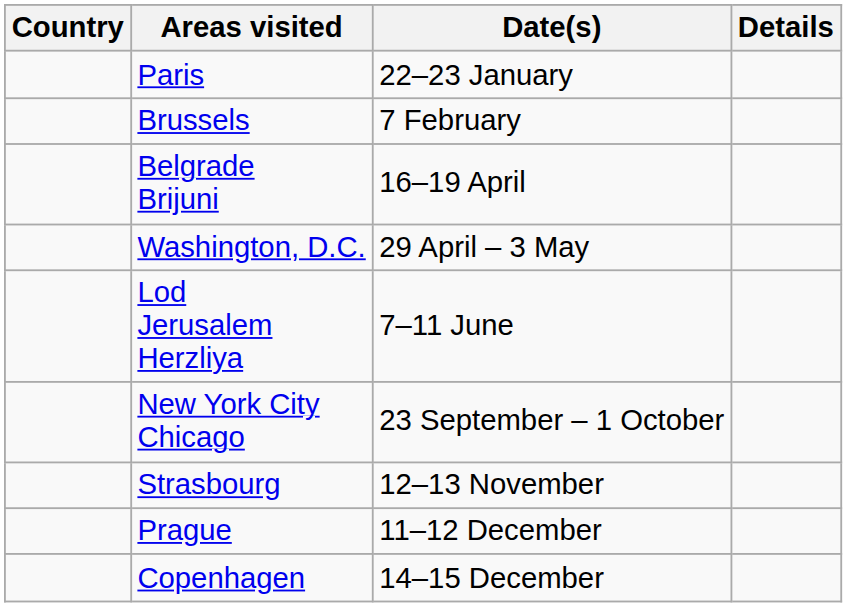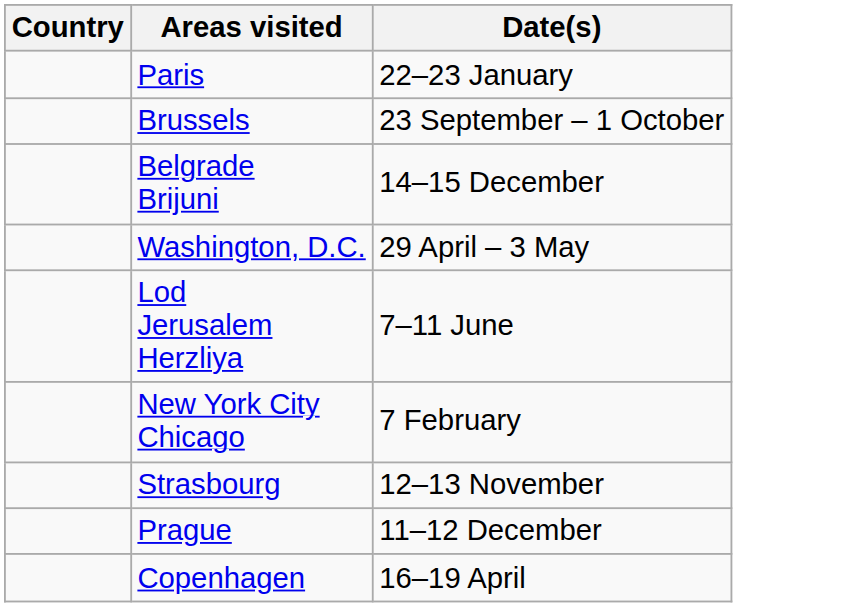- column: (786, 27)
(450, 120) 7 February -> (552, 120) 23 September – 1 October
(453, 183) 16–19 April -> (492, 183) 14–15 December
(552, 421) 23 September – 1 October -> (450, 421) 7 February
(492, 577) 14–15 December -> (453, 577) 16–19 April
